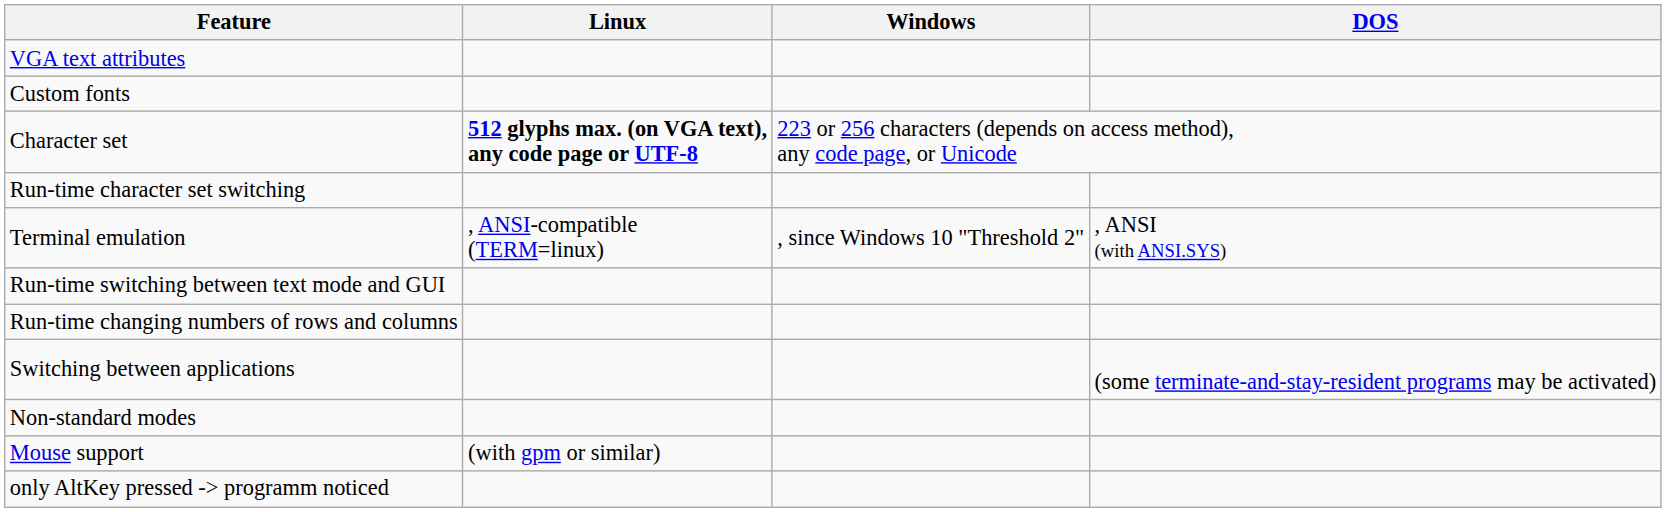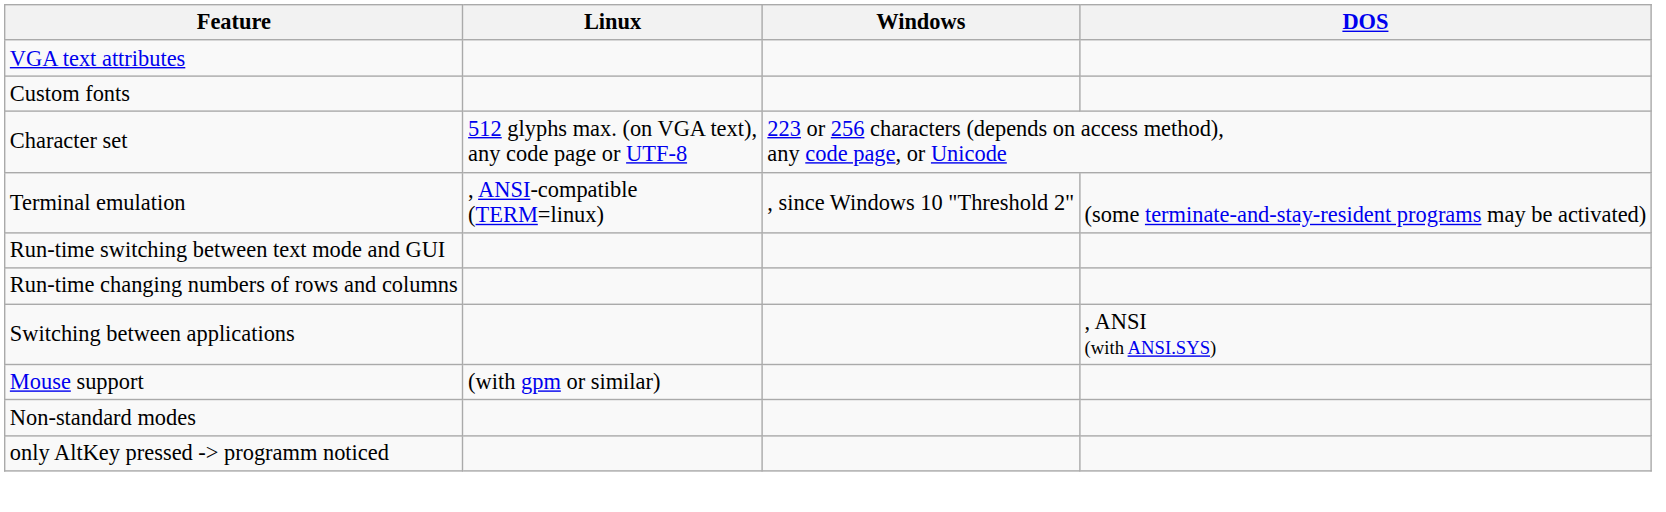(618, 141) bold -> (613, 141) normal
- row: (158, 189)
(1160, 237) , ANSI (with ANSI.SYS) -> (1365, 214) (some terminate-and-stay-resident programs may be activated)
(1375, 382) (some terminate-and-stay-resident programs may be activated) -> (1150, 333) , ANSI (with ANSI.SYS)
rows swapped: (103, 417) <-> (77, 453)
